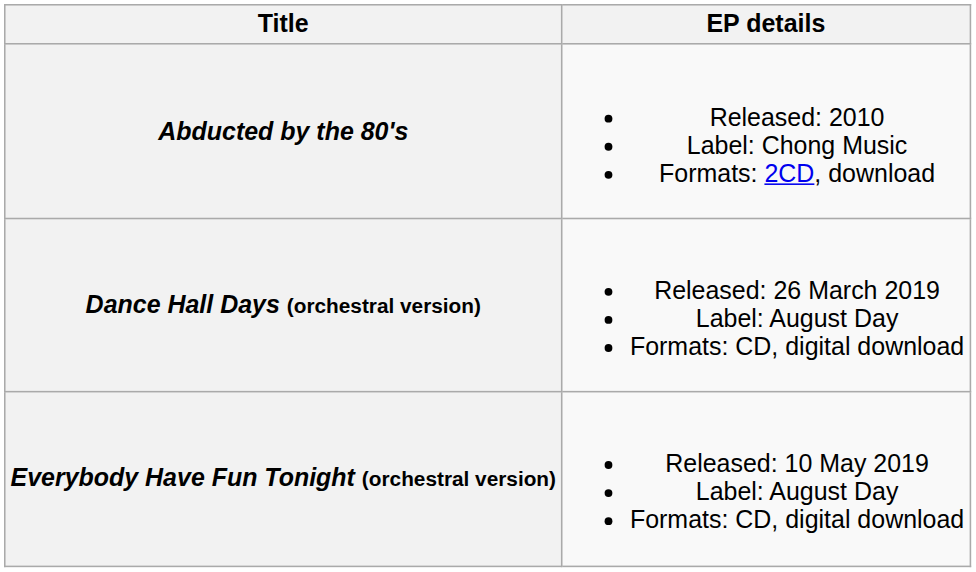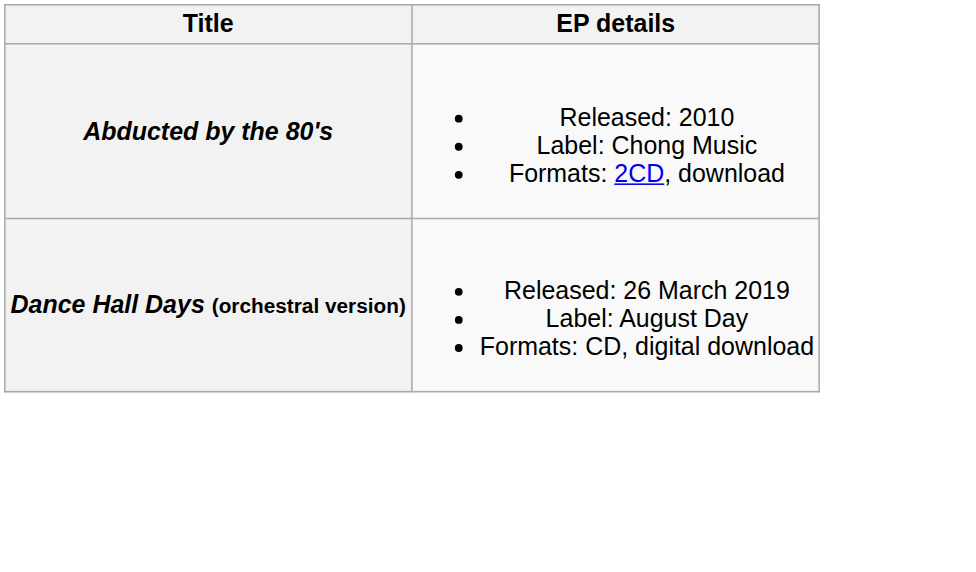- row: (283, 478)
